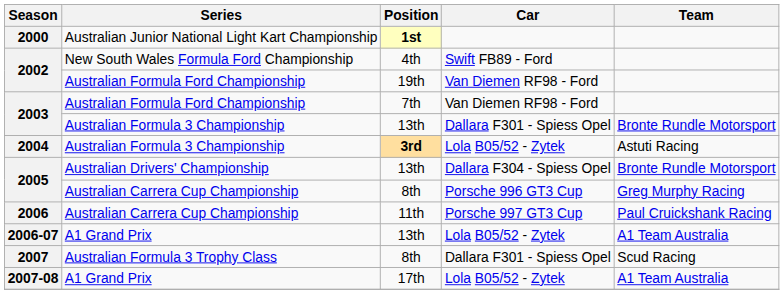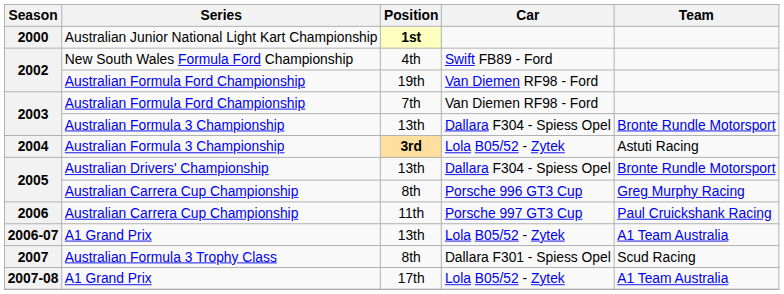(528, 125) Dallara F301 - Spiess Opel -> (528, 125) Dallara F304 - Spiess Opel
